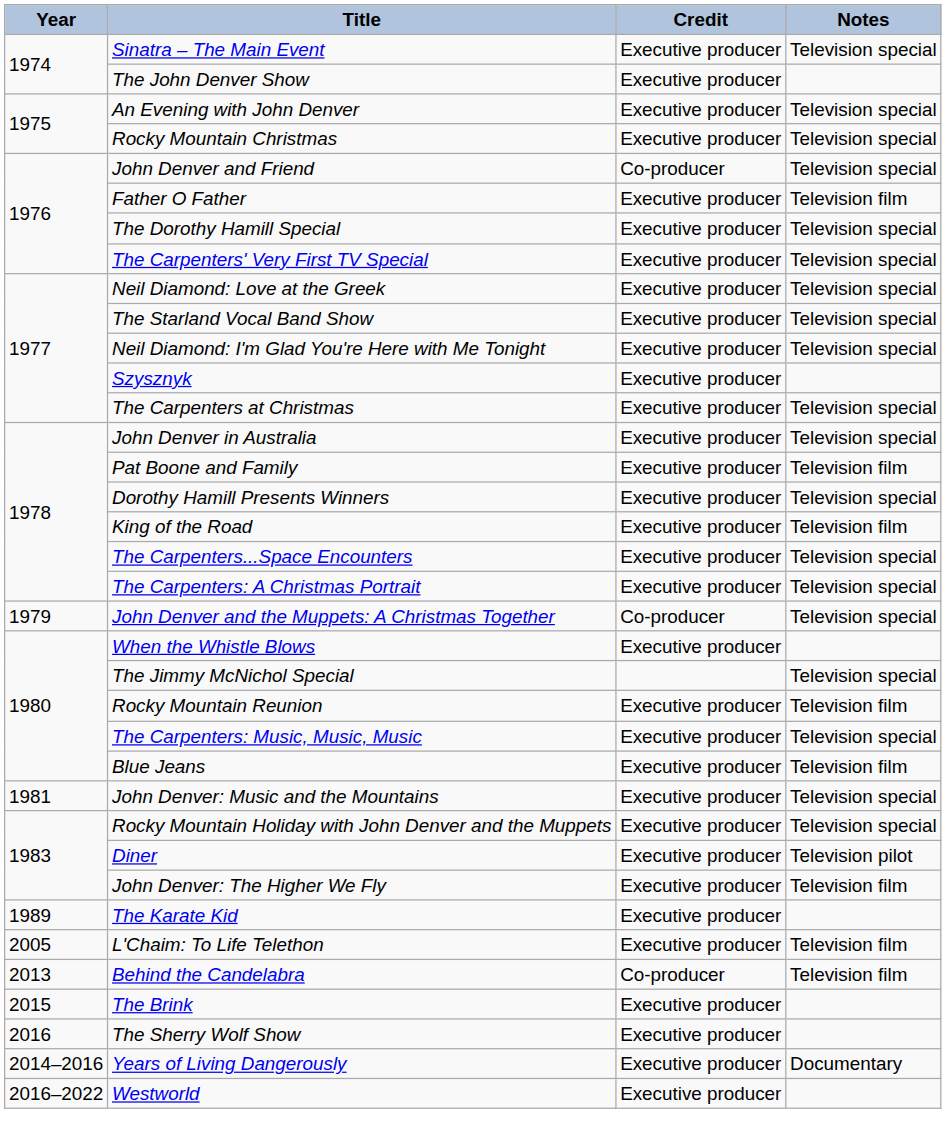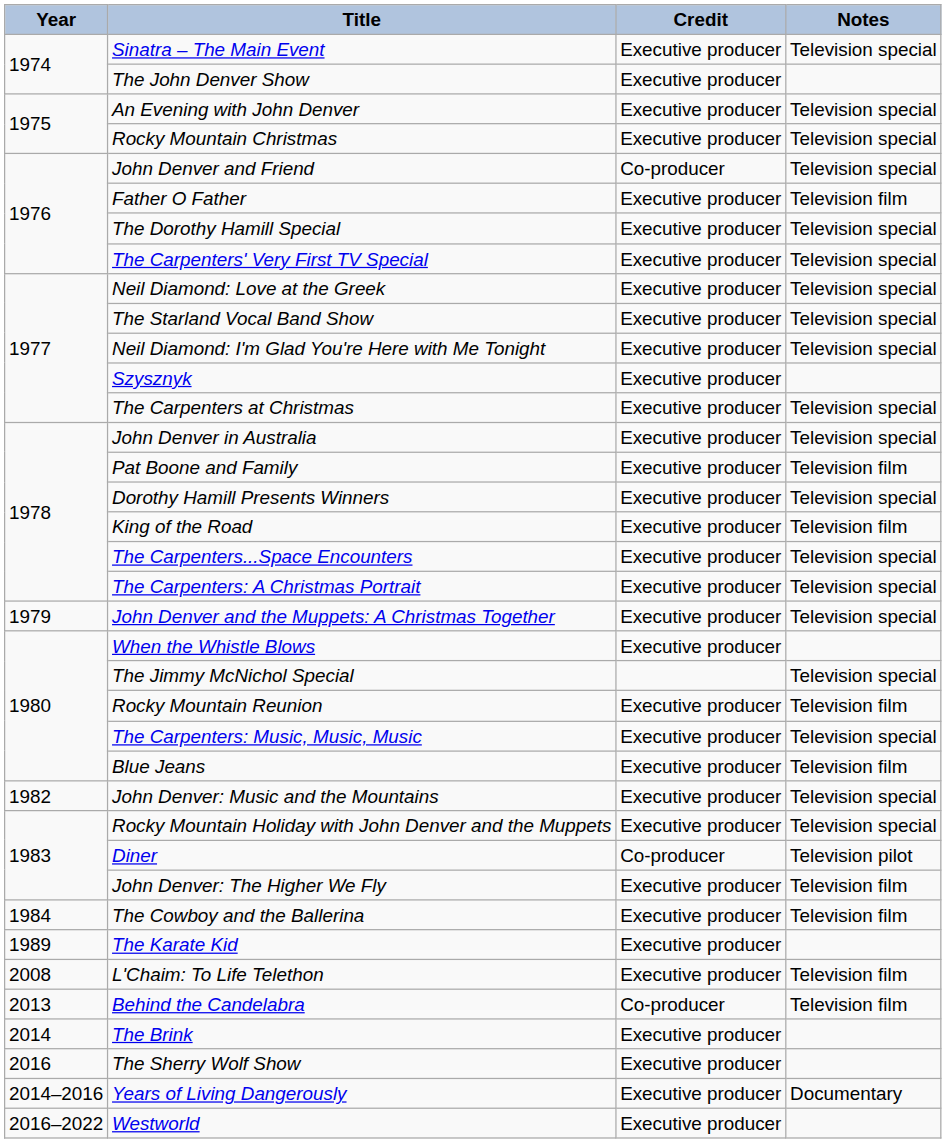(672, 616) Co-producer -> (701, 616) Executive producer
(30, 796) 1981 -> (30, 796) 1982
(701, 855) Executive producer -> (672, 855) Co-producer
+ row: (238, 915)
(30, 945) 2005 -> (30, 975) 2008
(30, 1004) 2015 -> (30, 1034) 2014
